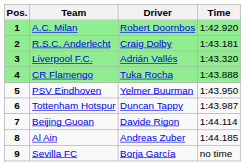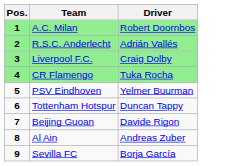- column: (219, 12)
(146, 44) Craig Dolby -> (149, 44) Adrián Vallés
(149, 59) Adrián Vallés -> (146, 59) Craig Dolby
